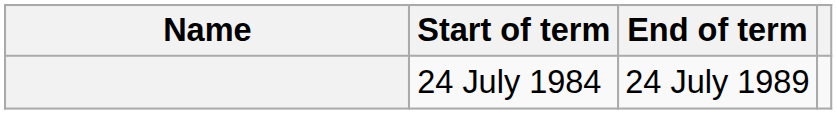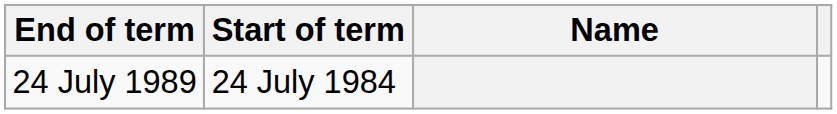columns swapped: (207, 30) <-> (717, 30)
